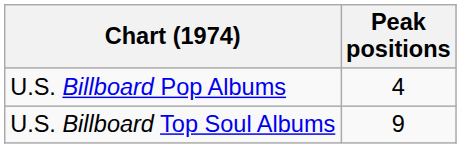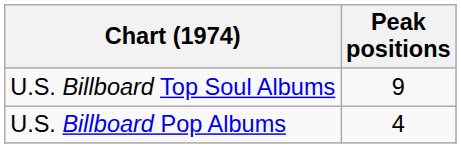rows swapped: (148, 86) <-> (173, 124)
